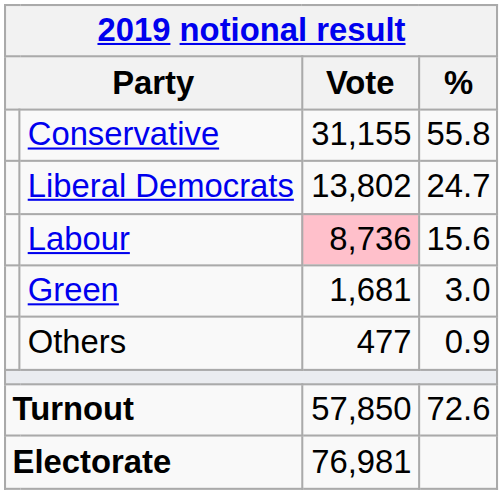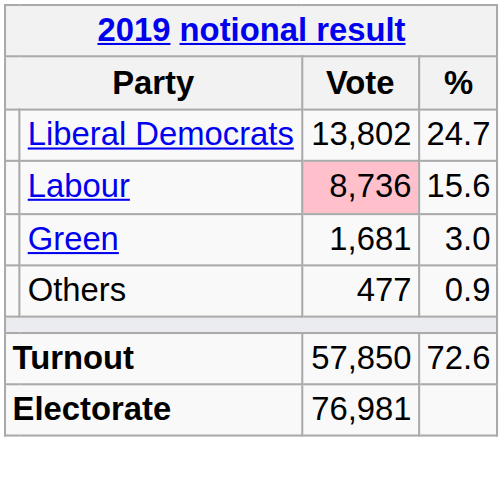- row: (123, 134)
